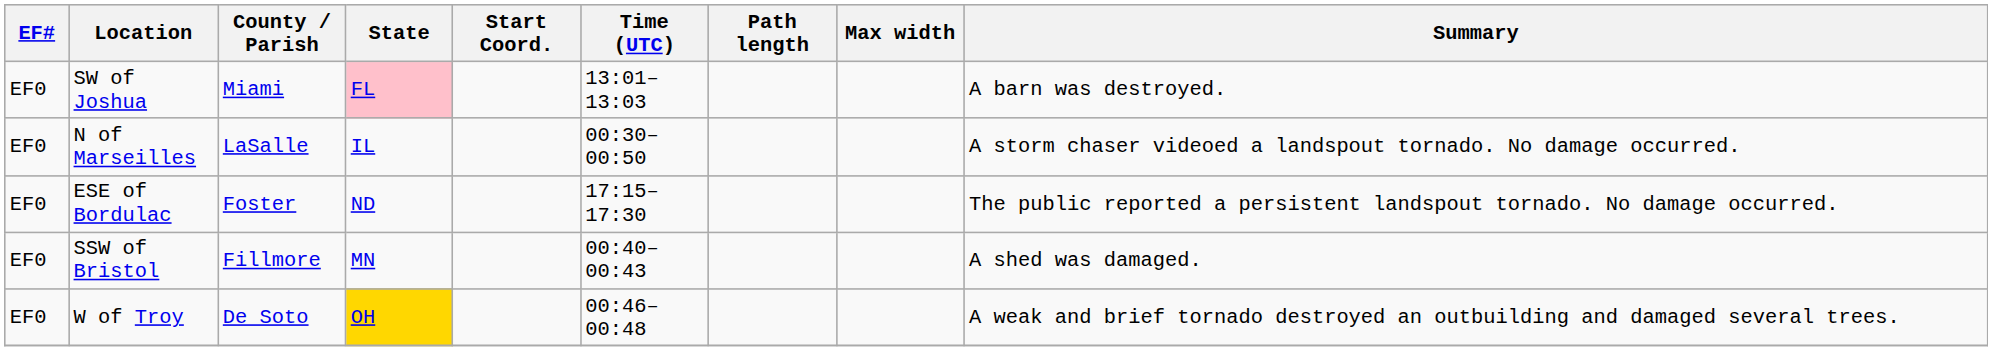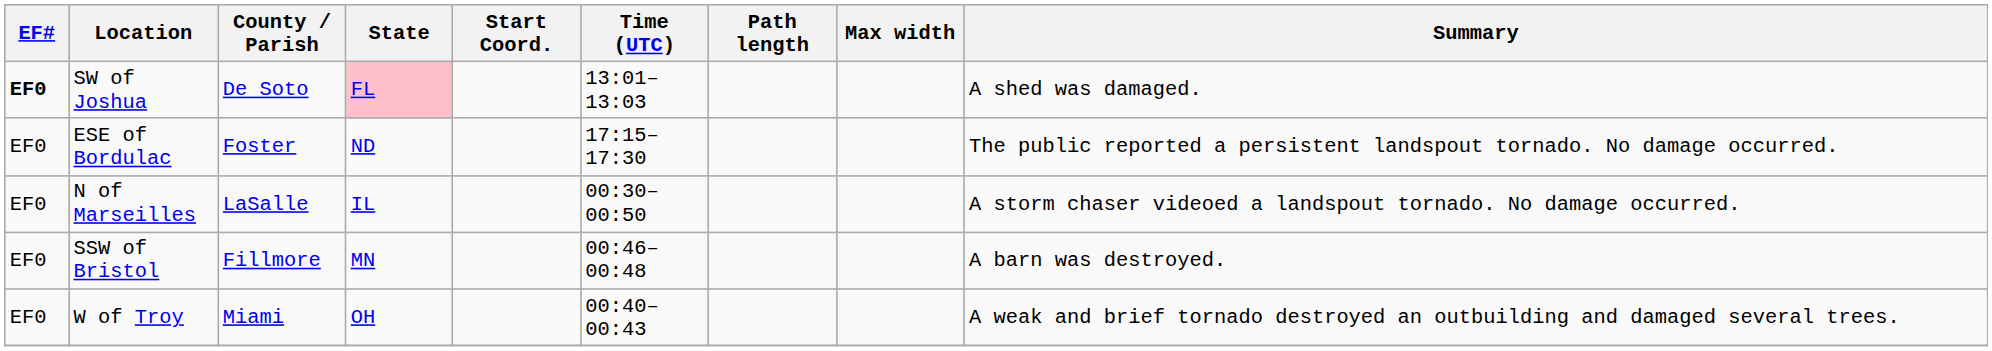(28, 90) normal -> (28, 90) bold
(253, 90) Miami -> (266, 90) De Soto
(1098, 90) A barn was destroyed. -> (1085, 90) A shed was damaged.
rows swapped: (123, 204) <-> (135, 147)
(622, 260) 00:40–00:43 -> (622, 260) 00:46–00:48
(1085, 260) A shed was damaged. -> (1098, 260) A barn was destroyed.
(266, 317) De Soto -> (253, 317) Miami
(363, 317) gold background -> (363, 317) no background
(622, 317) 00:46–00:48 -> (622, 317) 00:40–00:43
